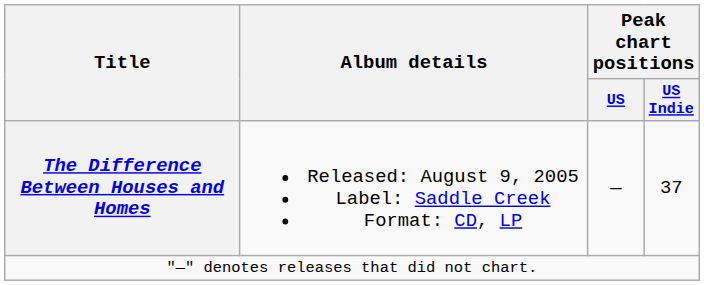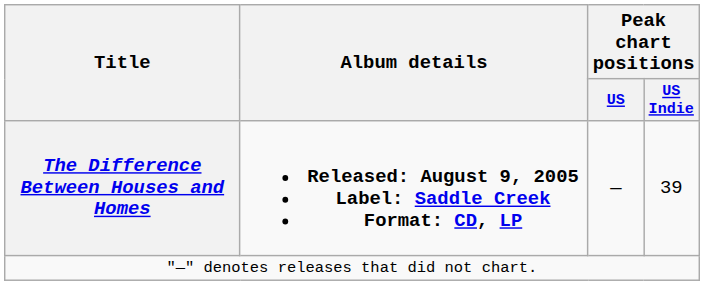(414, 199) normal -> (414, 199) bold
(671, 188) 37 -> (671, 188) 39
